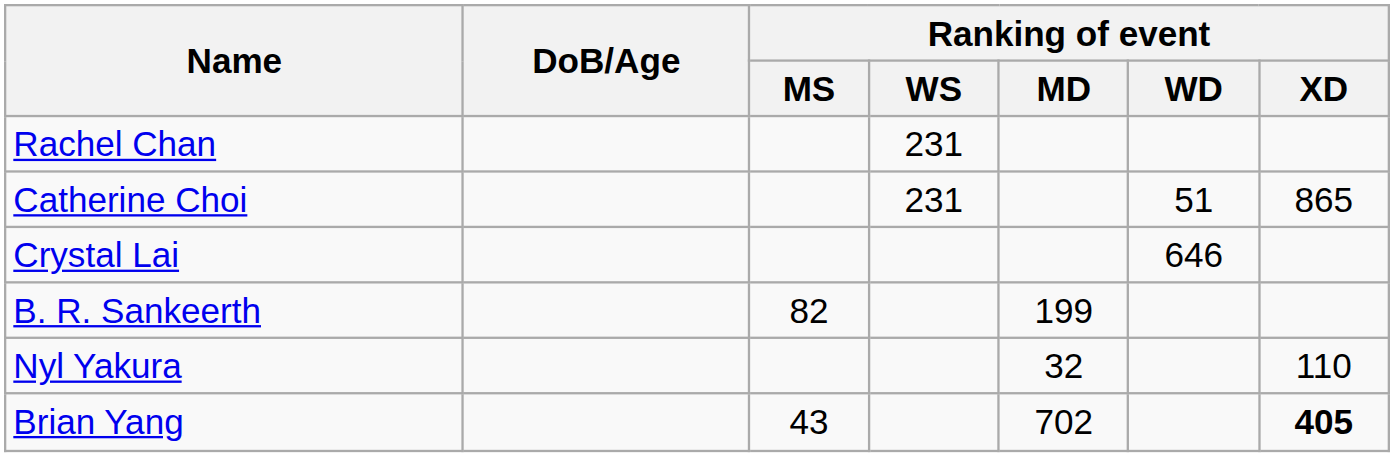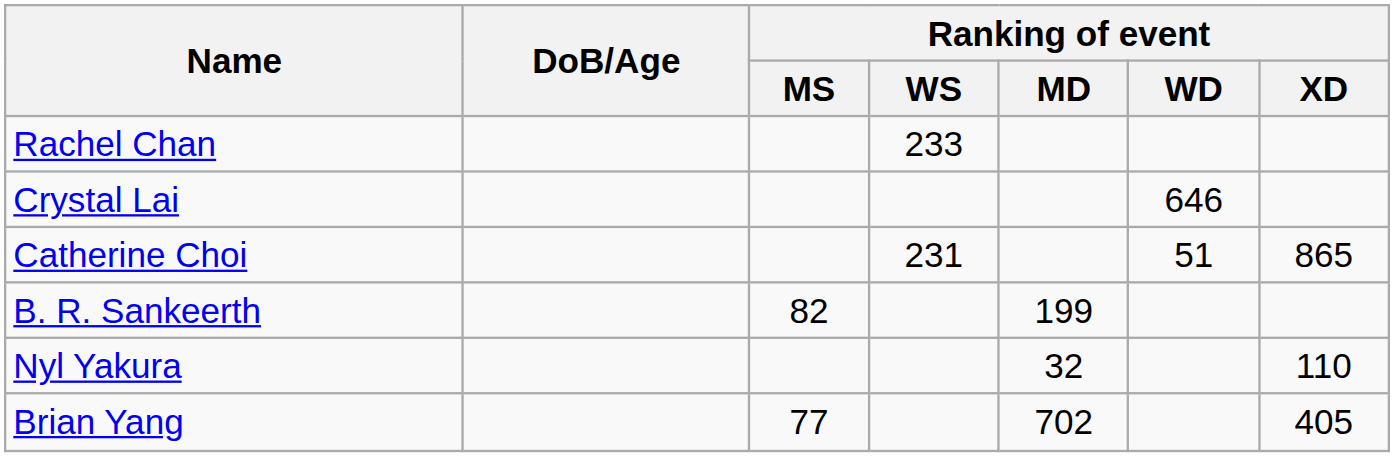(934, 144) 231 -> (934, 144) 233
rows swapped: (130, 200) <-> (96, 255)
(809, 422) 43 -> (809, 422) 77
(1324, 422) bold -> (1324, 422) normal
